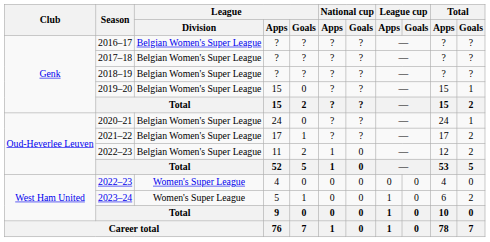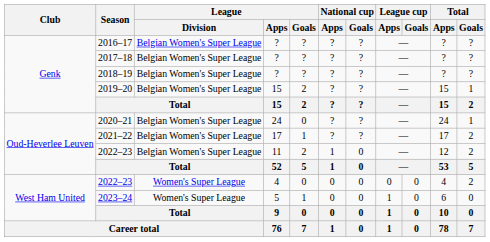(304, 89) 0 -> (304, 89) 2
(471, 182) 0 -> (471, 182) 2
(471, 197) 2 -> (471, 197) 0
